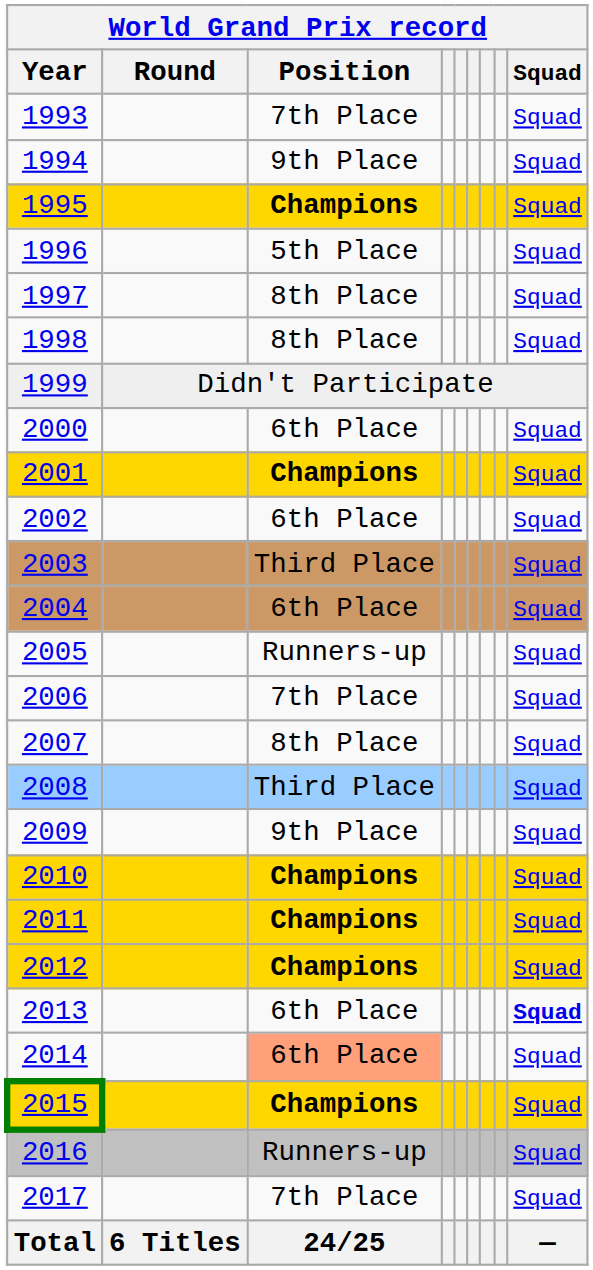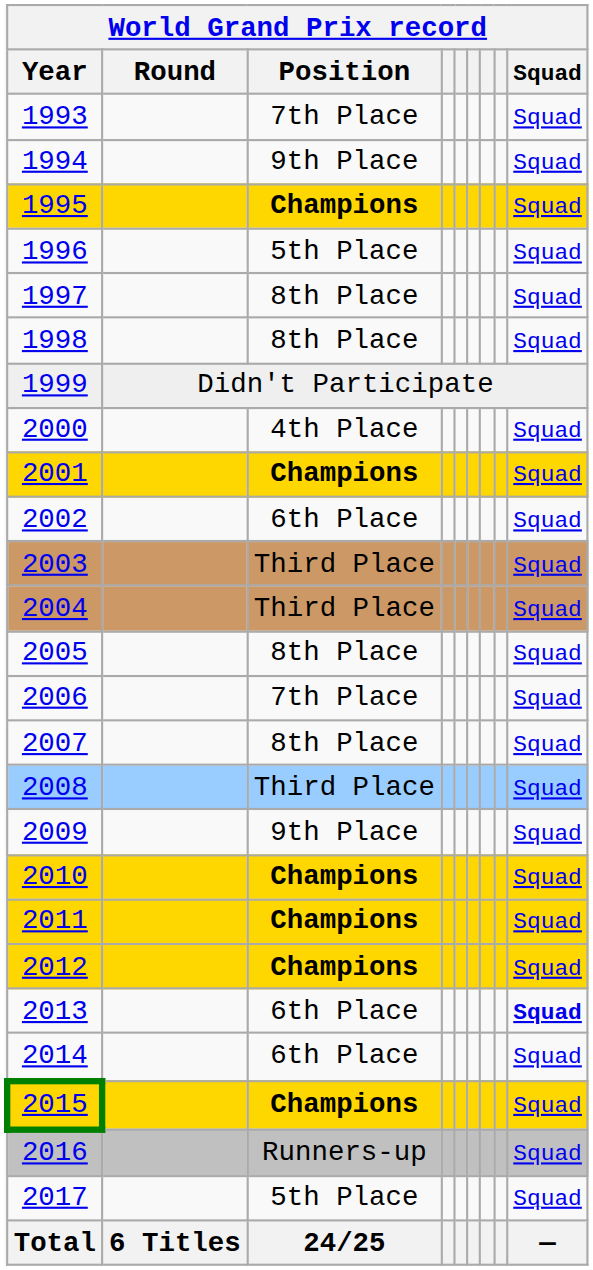(344, 430) 6th Place -> (344, 430) 4th Place
(344, 609) 6th Place -> (344, 609) Third Place
(344, 653) Runners-up -> (344, 653) 8th Place
(344, 1057) lightsalmon background -> (344, 1057) no background
(344, 1198) 7th Place -> (344, 1198) 5th Place
